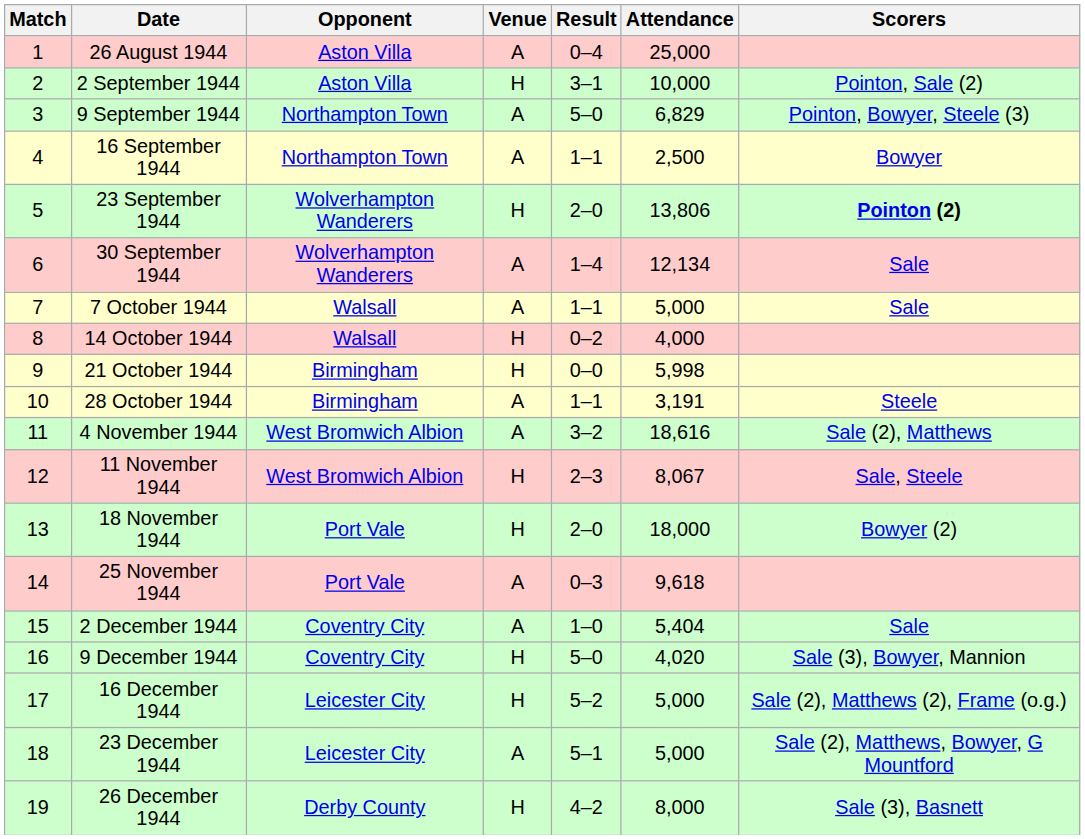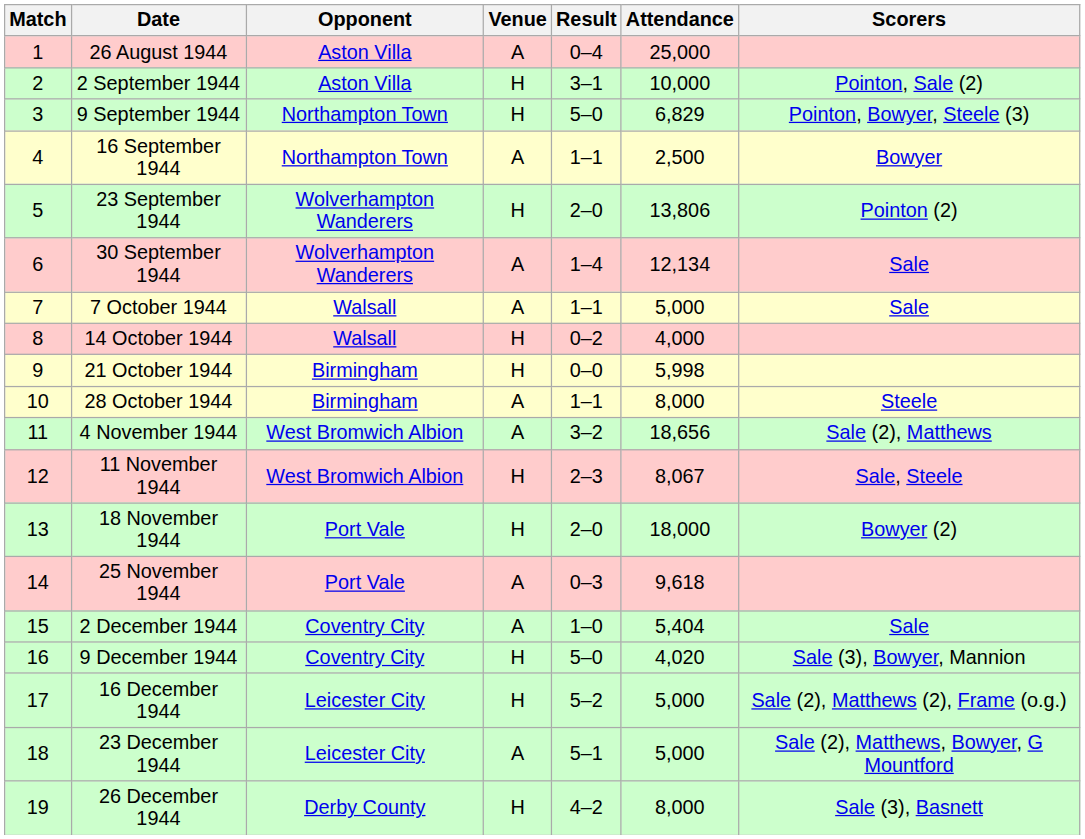(518, 114) A -> (518, 114) H
(909, 211) bold -> (909, 211) normal
(680, 401) 3,191 -> (680, 401) 8,000
(680, 433) 18,616 -> (680, 433) 18,656
